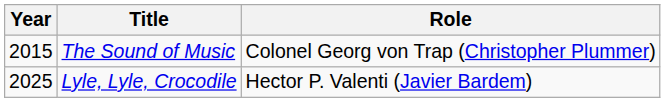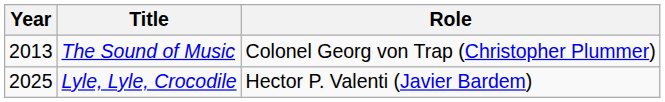(31, 50) 2015 -> (31, 50) 2013
